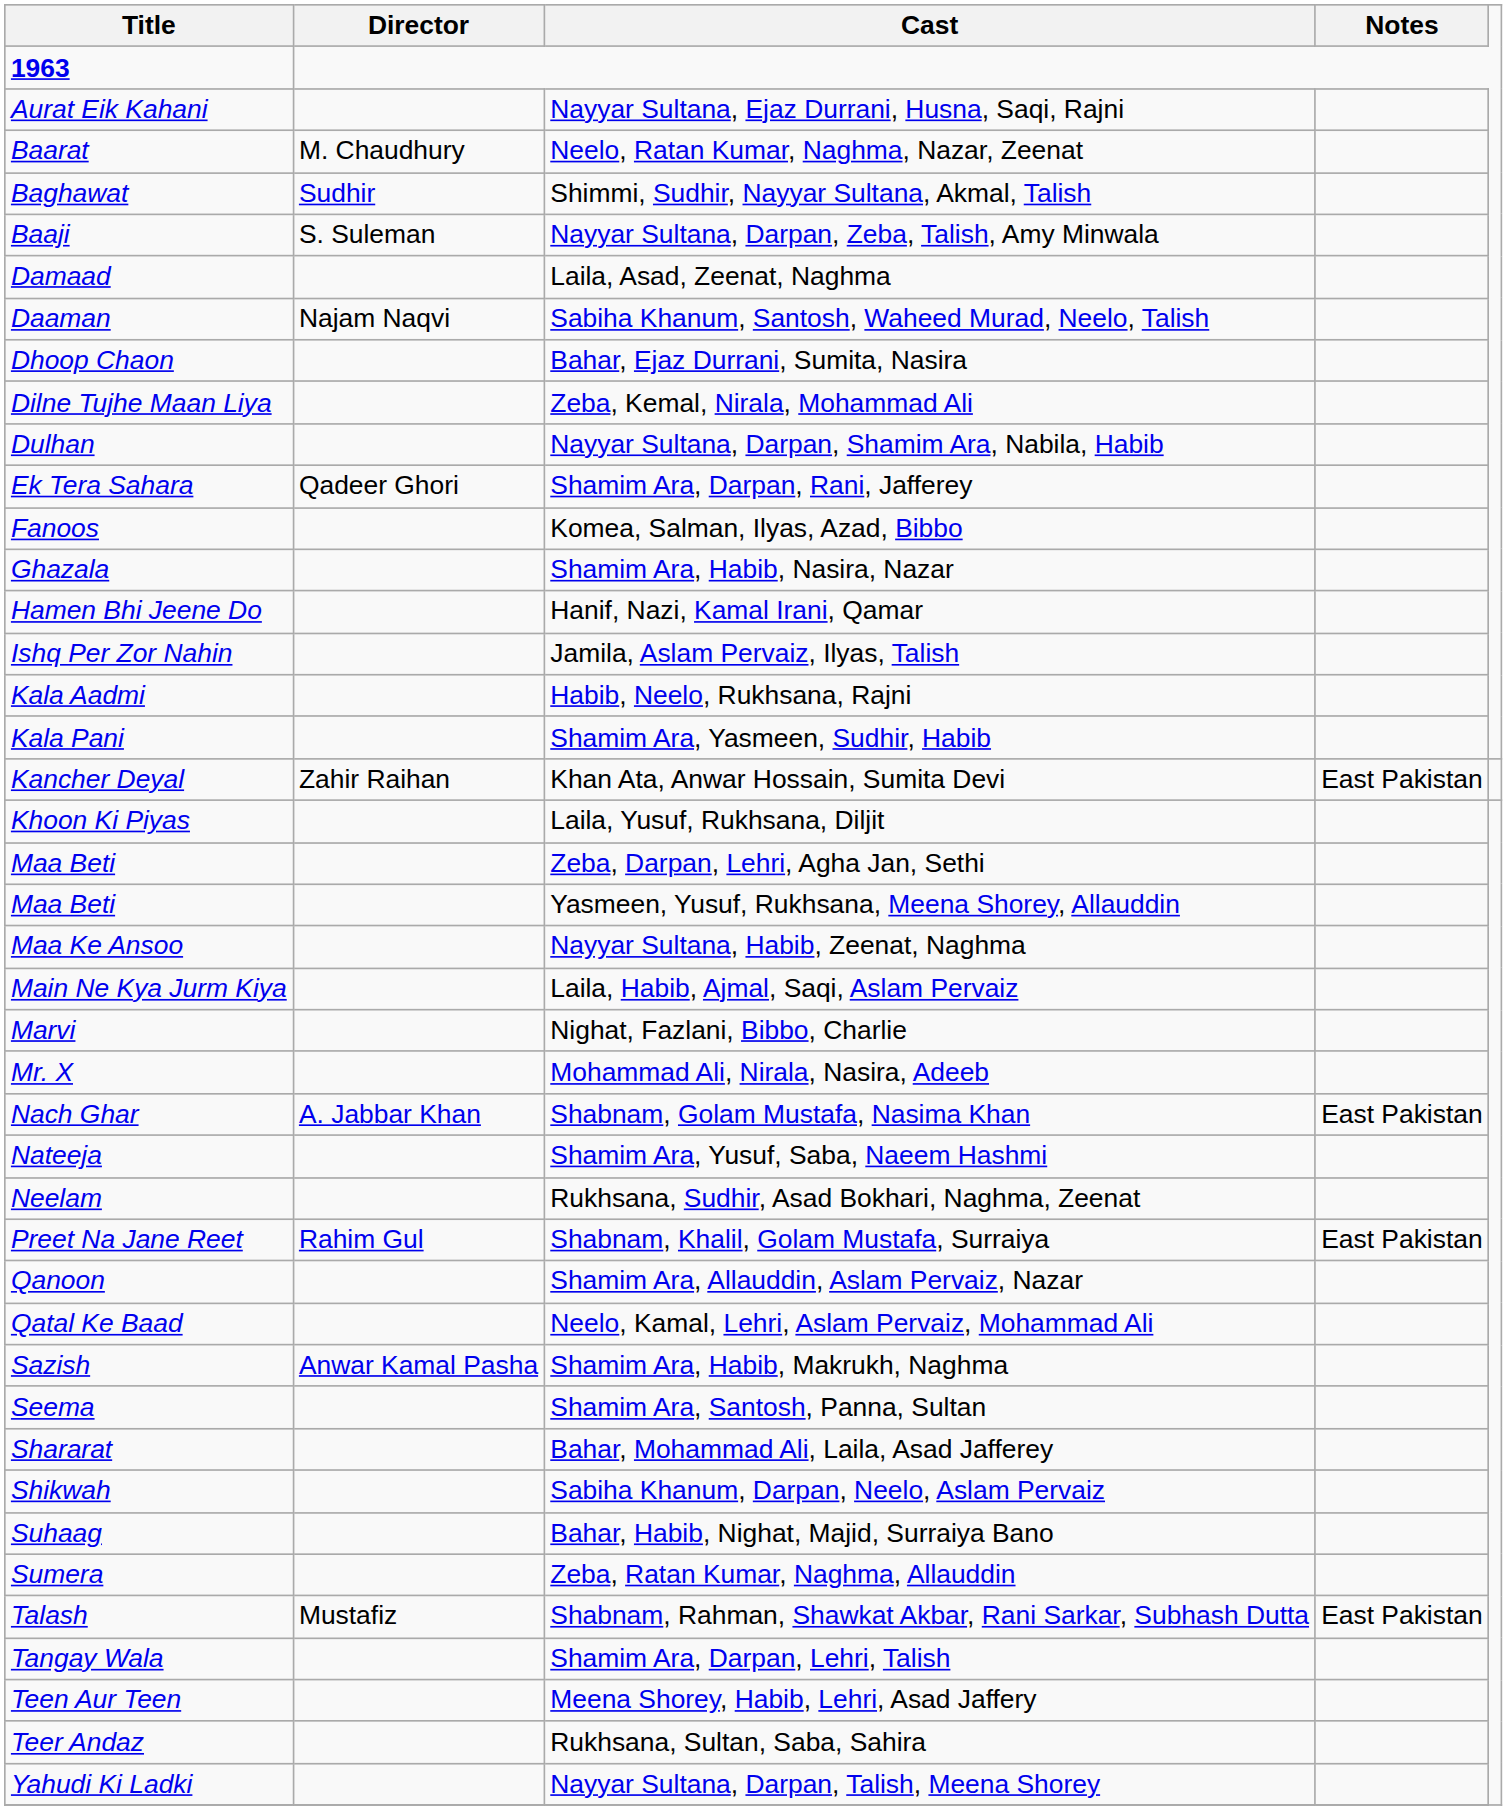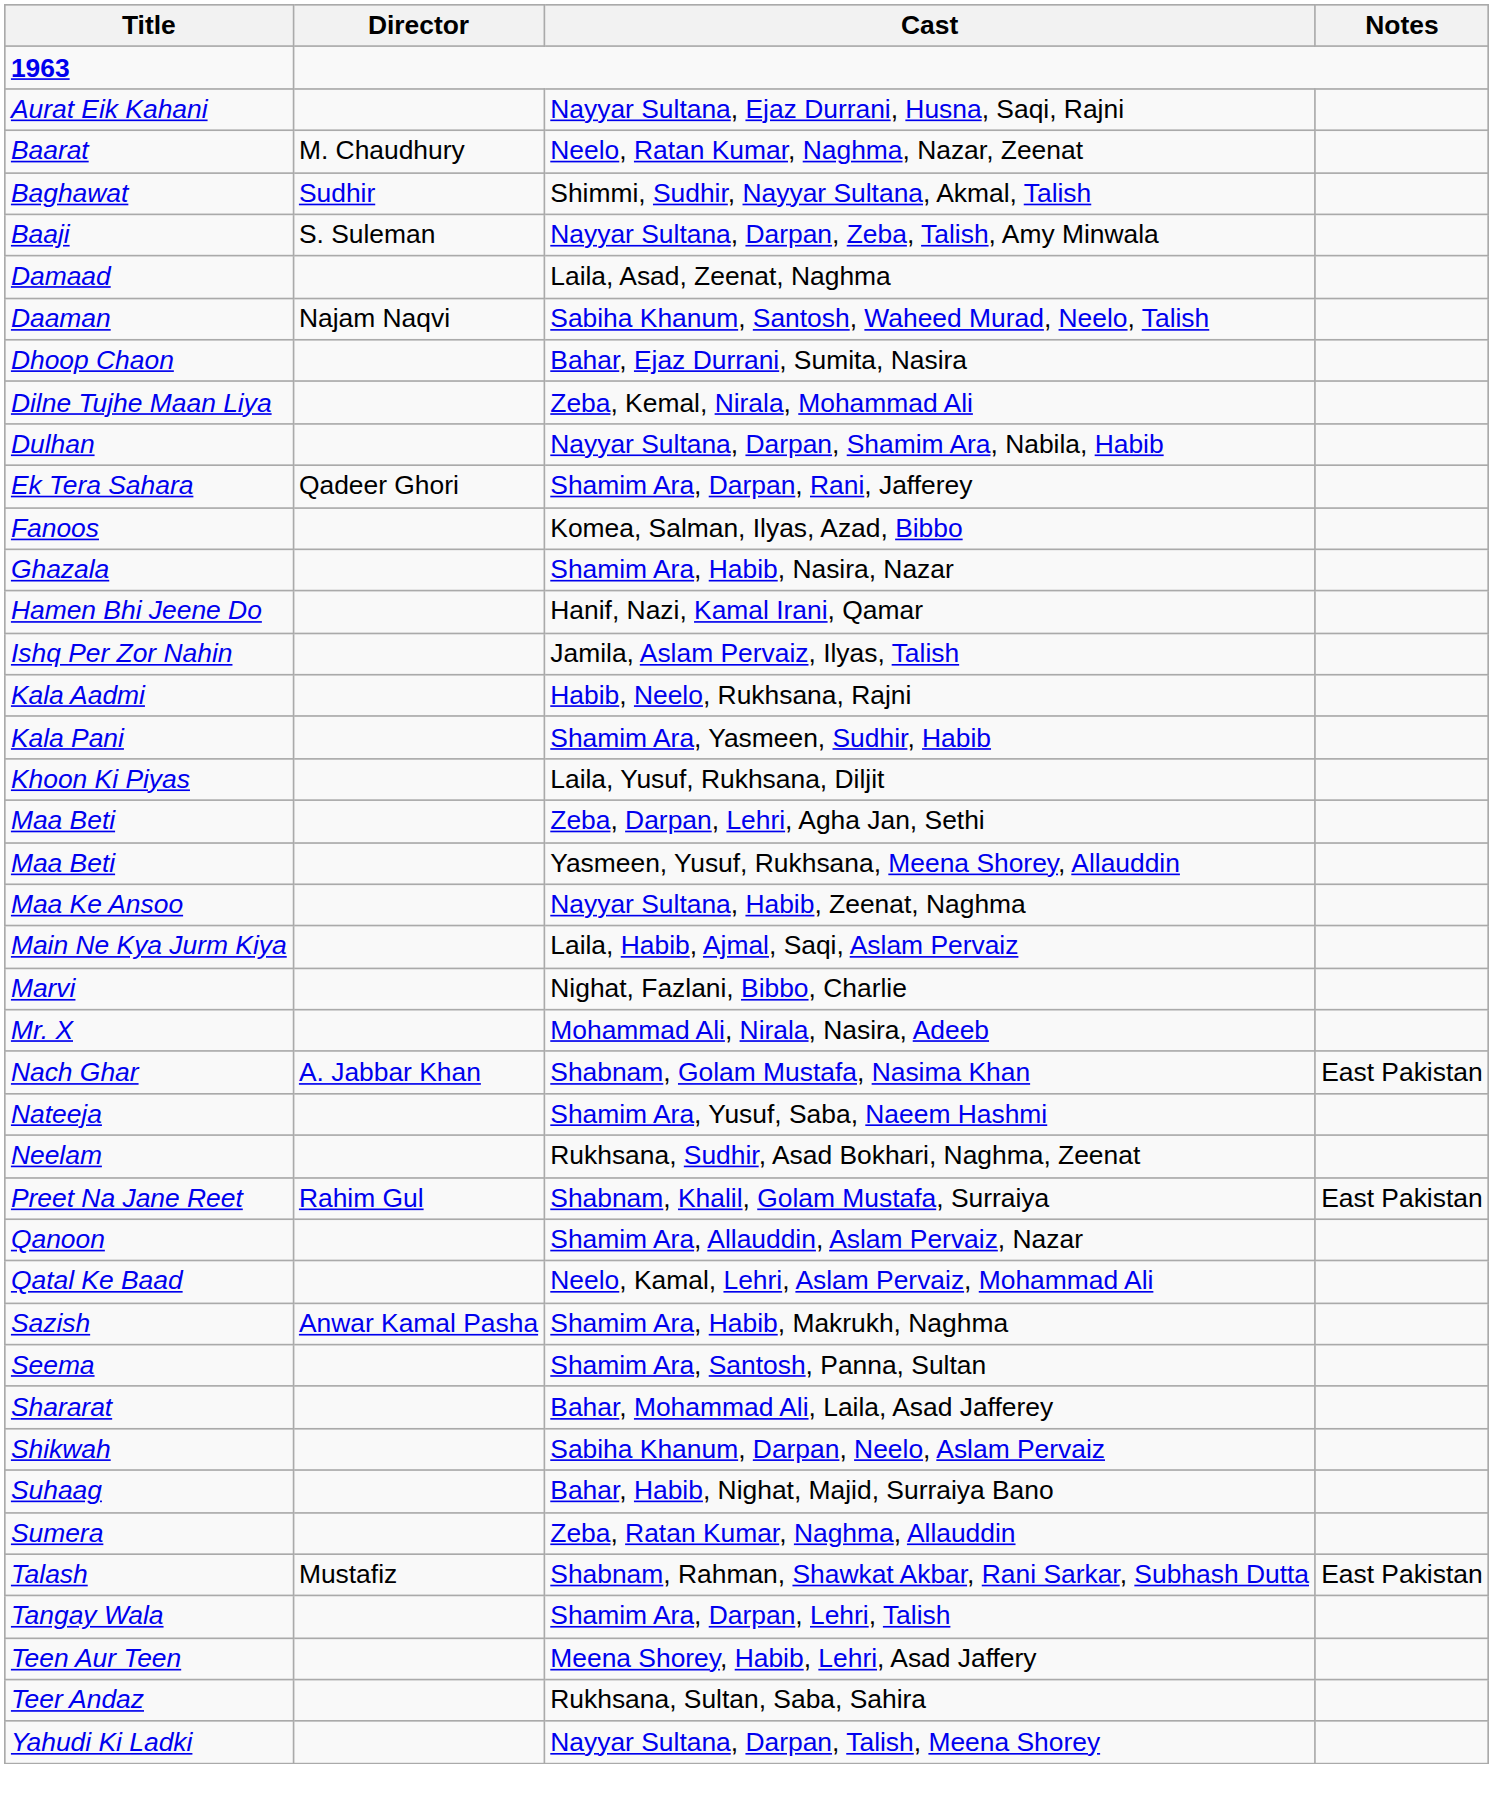- row: (97, 779)
